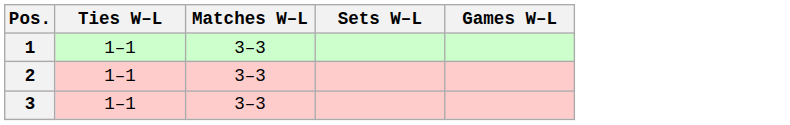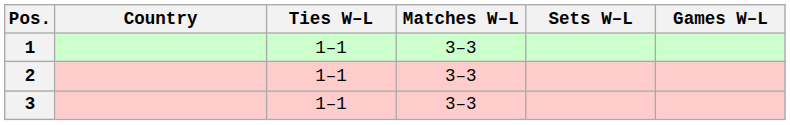+ column: (161, 19)
